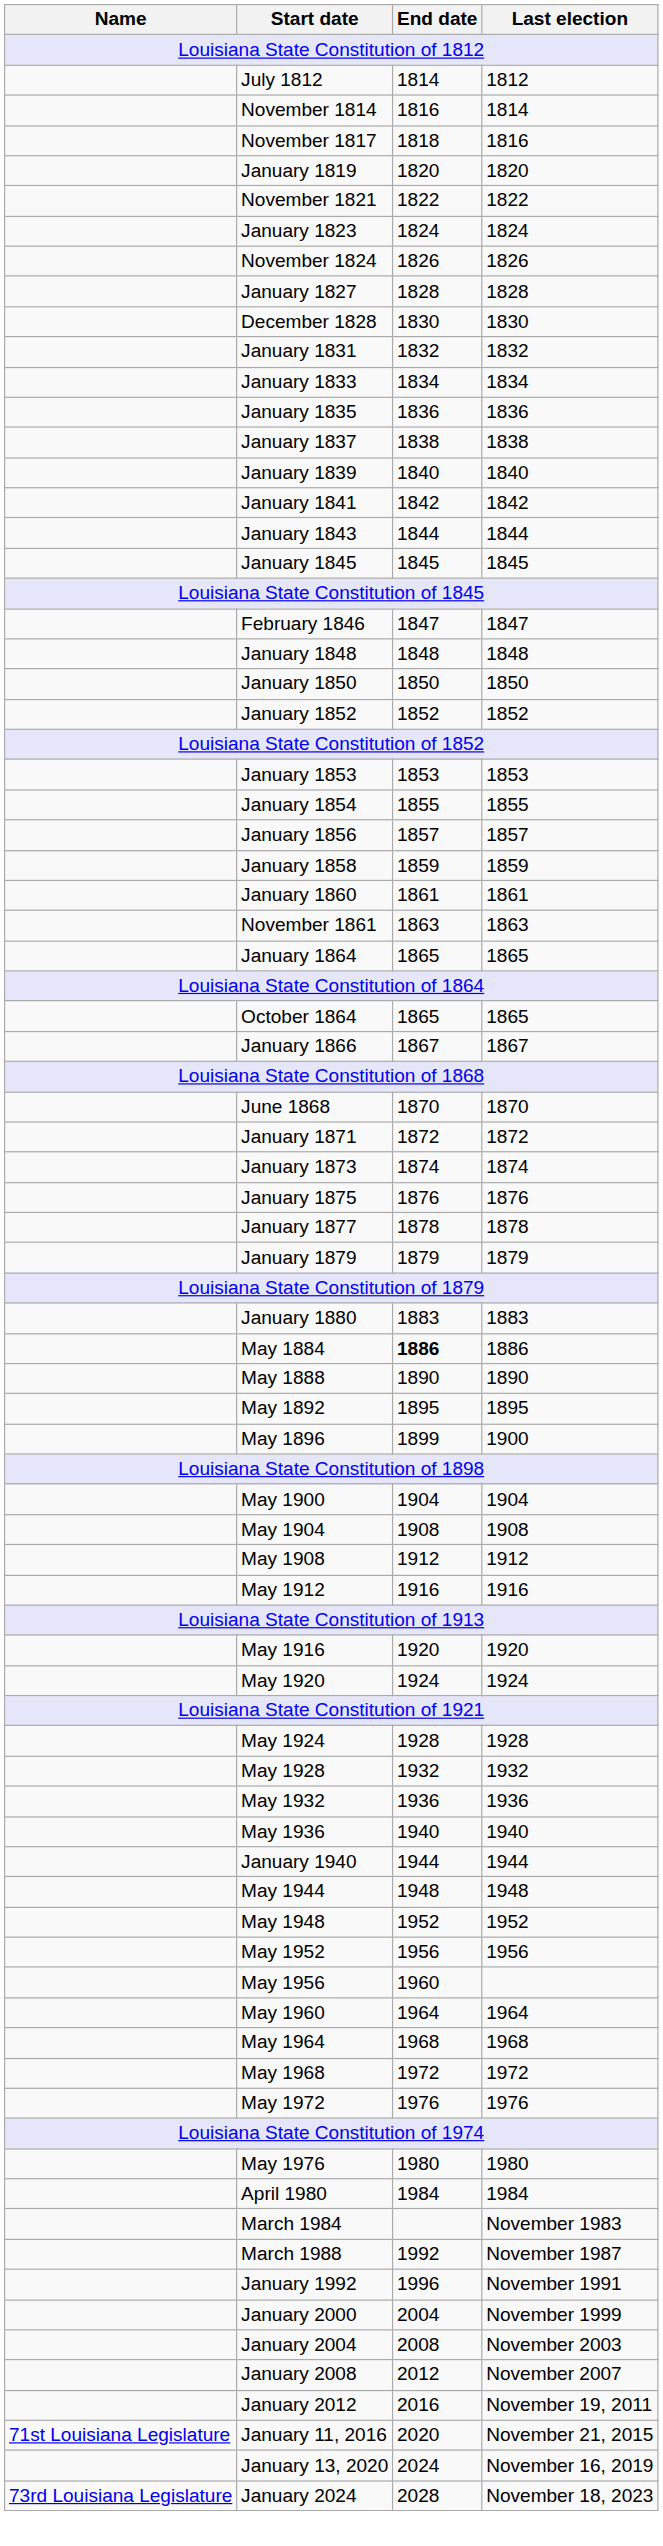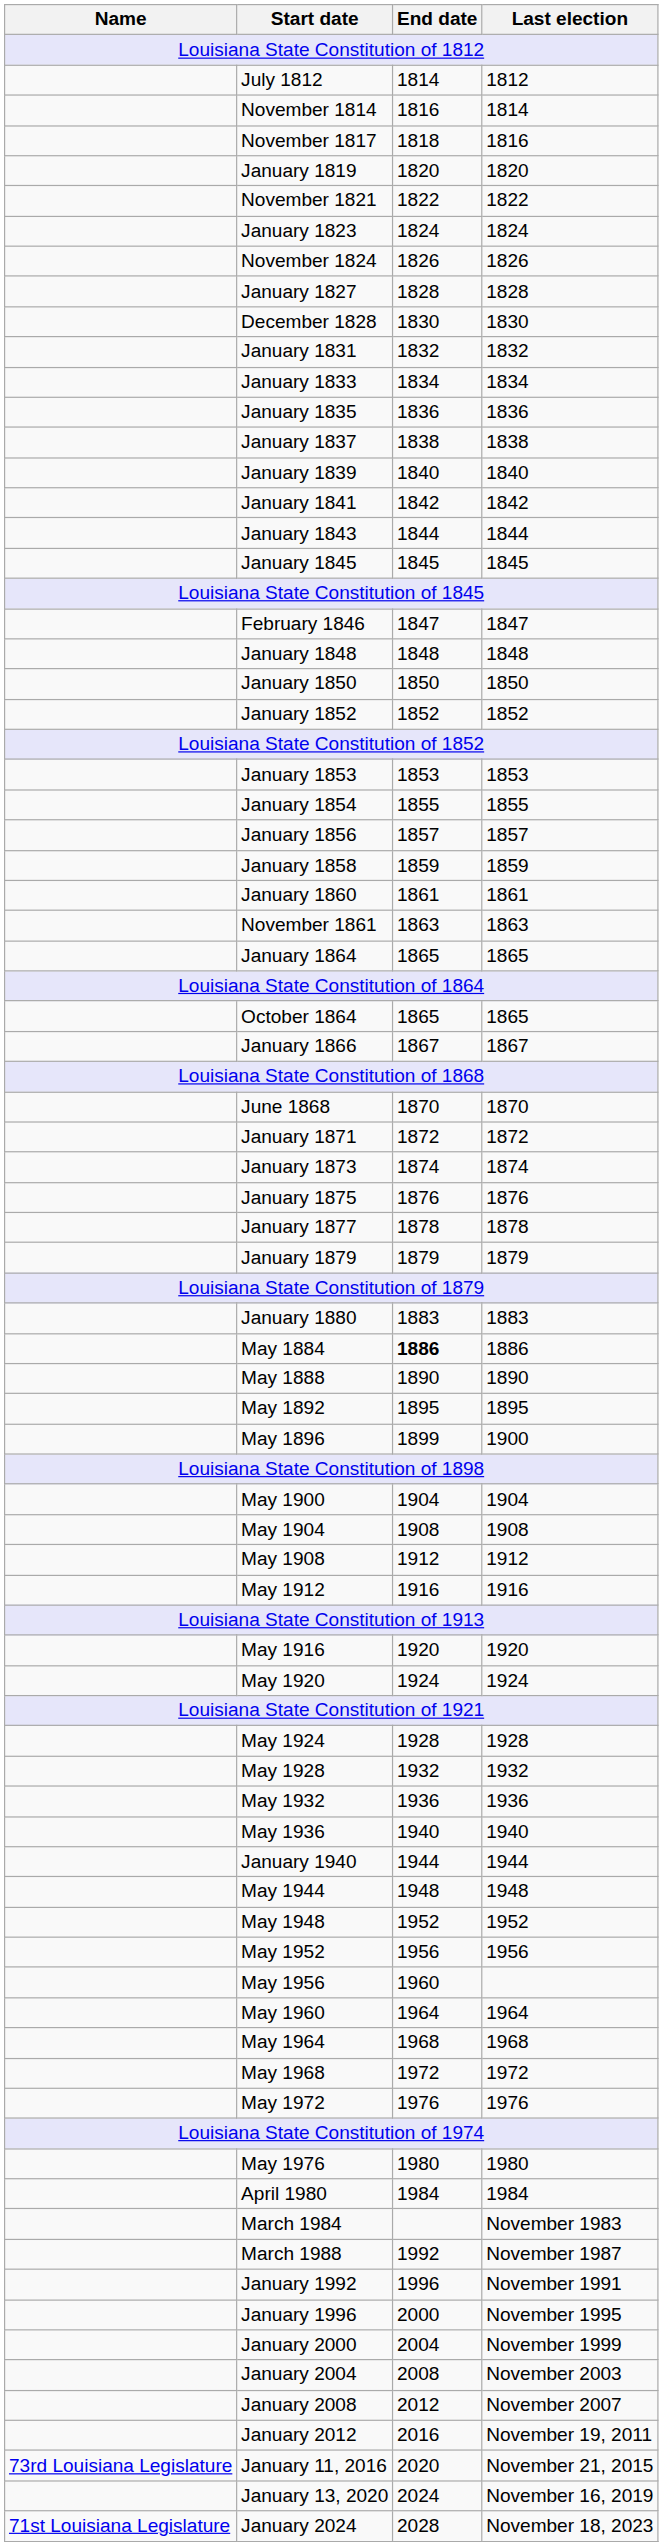+ row: (299, 2314)
(120, 2435) 71st Louisiana Legislature -> (121, 2465) 73rd Louisiana Legislature
(121, 2495) 73rd Louisiana Legislature -> (120, 2525) 71st Louisiana Legislature
